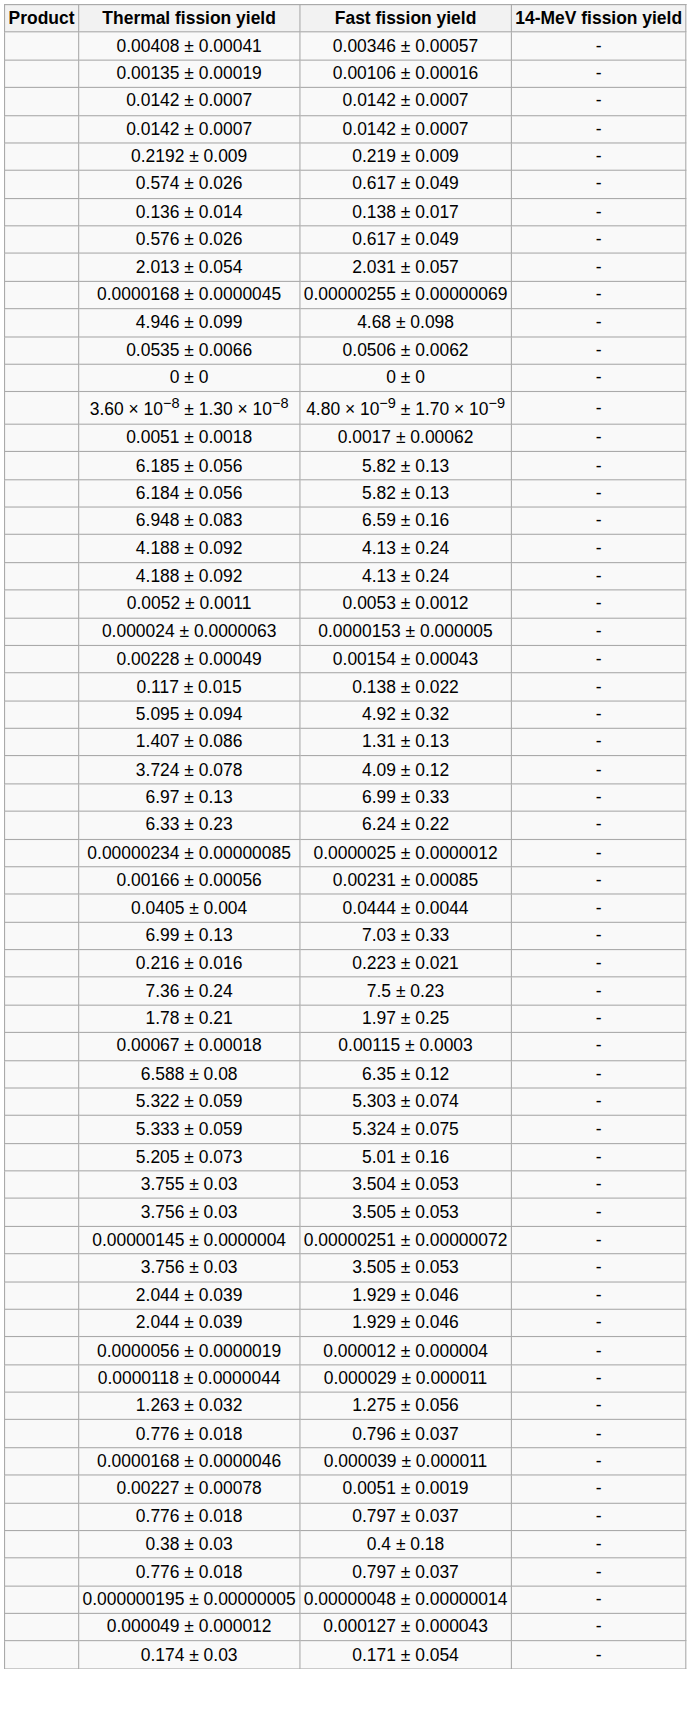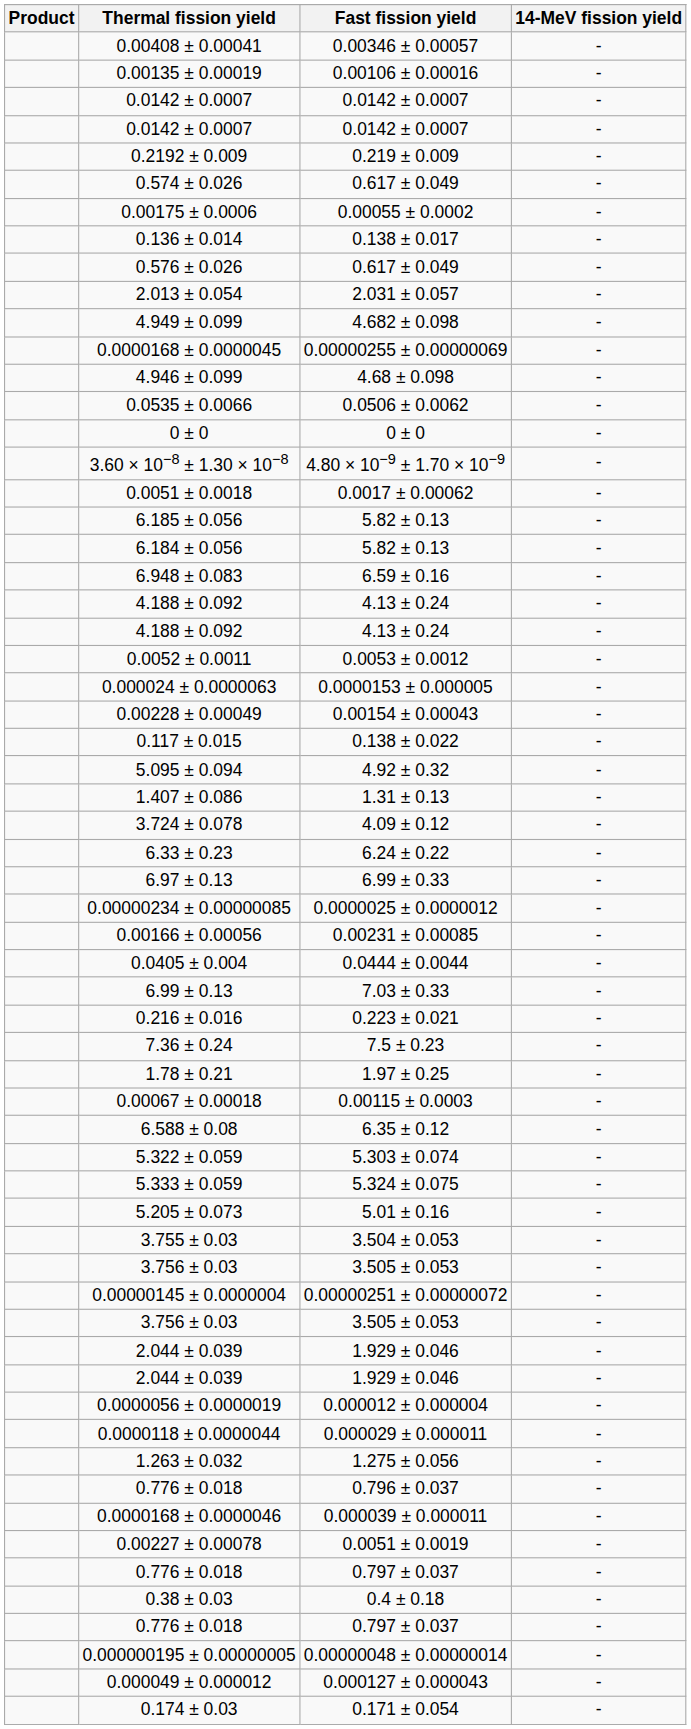+ row: (189, 211)
+ row: (189, 322)
rows swapped: (189, 797) <-> (189, 825)
